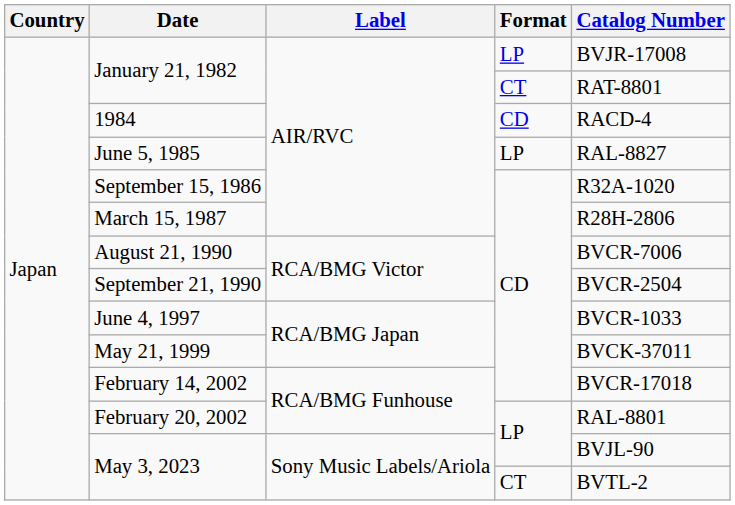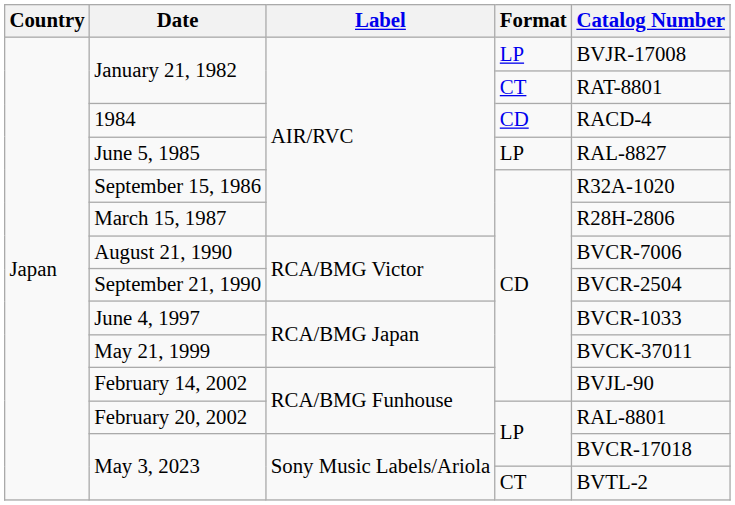(634, 383) BVCR-17018 -> (615, 383) BVJL-90
(615, 449) BVJL-90 -> (634, 449) BVCR-17018
